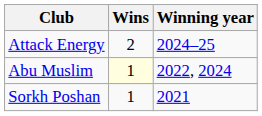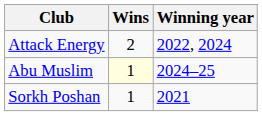(186, 44) 2024–25 -> (194, 44) 2022, 2024
(194, 70) 2022, 2024 -> (186, 70) 2024–25
